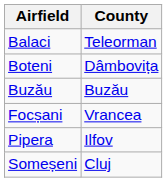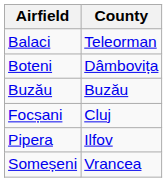(113, 115) Vrancea -> (98, 115) Cluj
(98, 164) Cluj -> (113, 164) Vrancea
